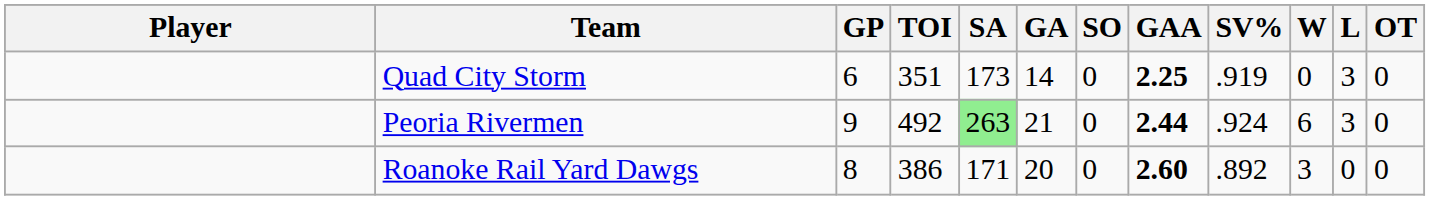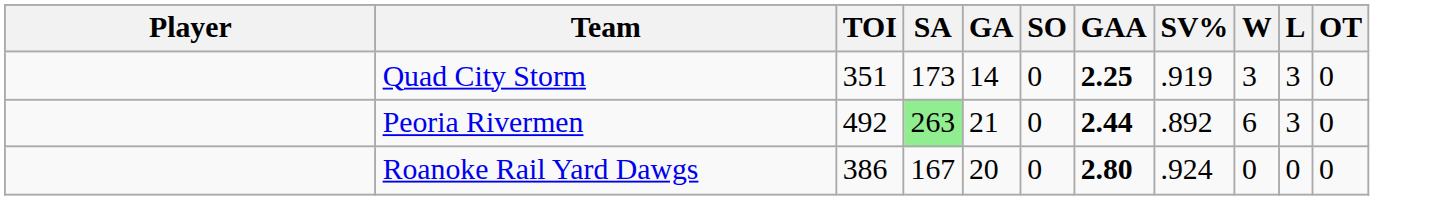- column: (863, 28)
(1305, 75) 0 -> (1249, 75) 3
(1242, 122) .924 -> (1187, 122) .892
(988, 169) 171 -> (933, 169) 167
(1162, 169) 2.60 -> (1107, 169) 2.80
(1242, 169) .892 -> (1187, 169) .924
(1305, 169) 3 -> (1249, 169) 0
